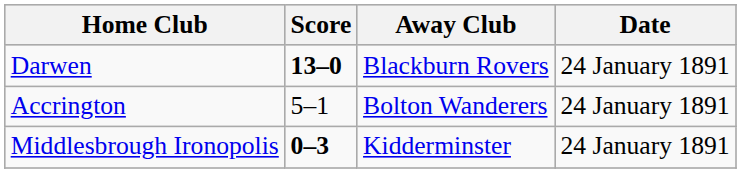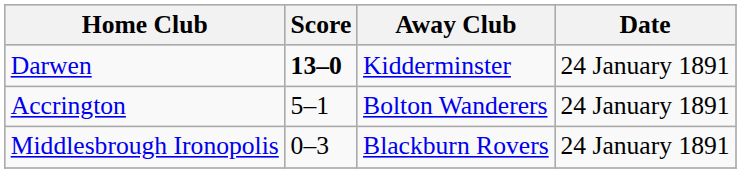(456, 65) Blackburn Rovers -> (437, 65) Kidderminster
(310, 146) bold -> (310, 146) normal
(437, 146) Kidderminster -> (456, 146) Blackburn Rovers
